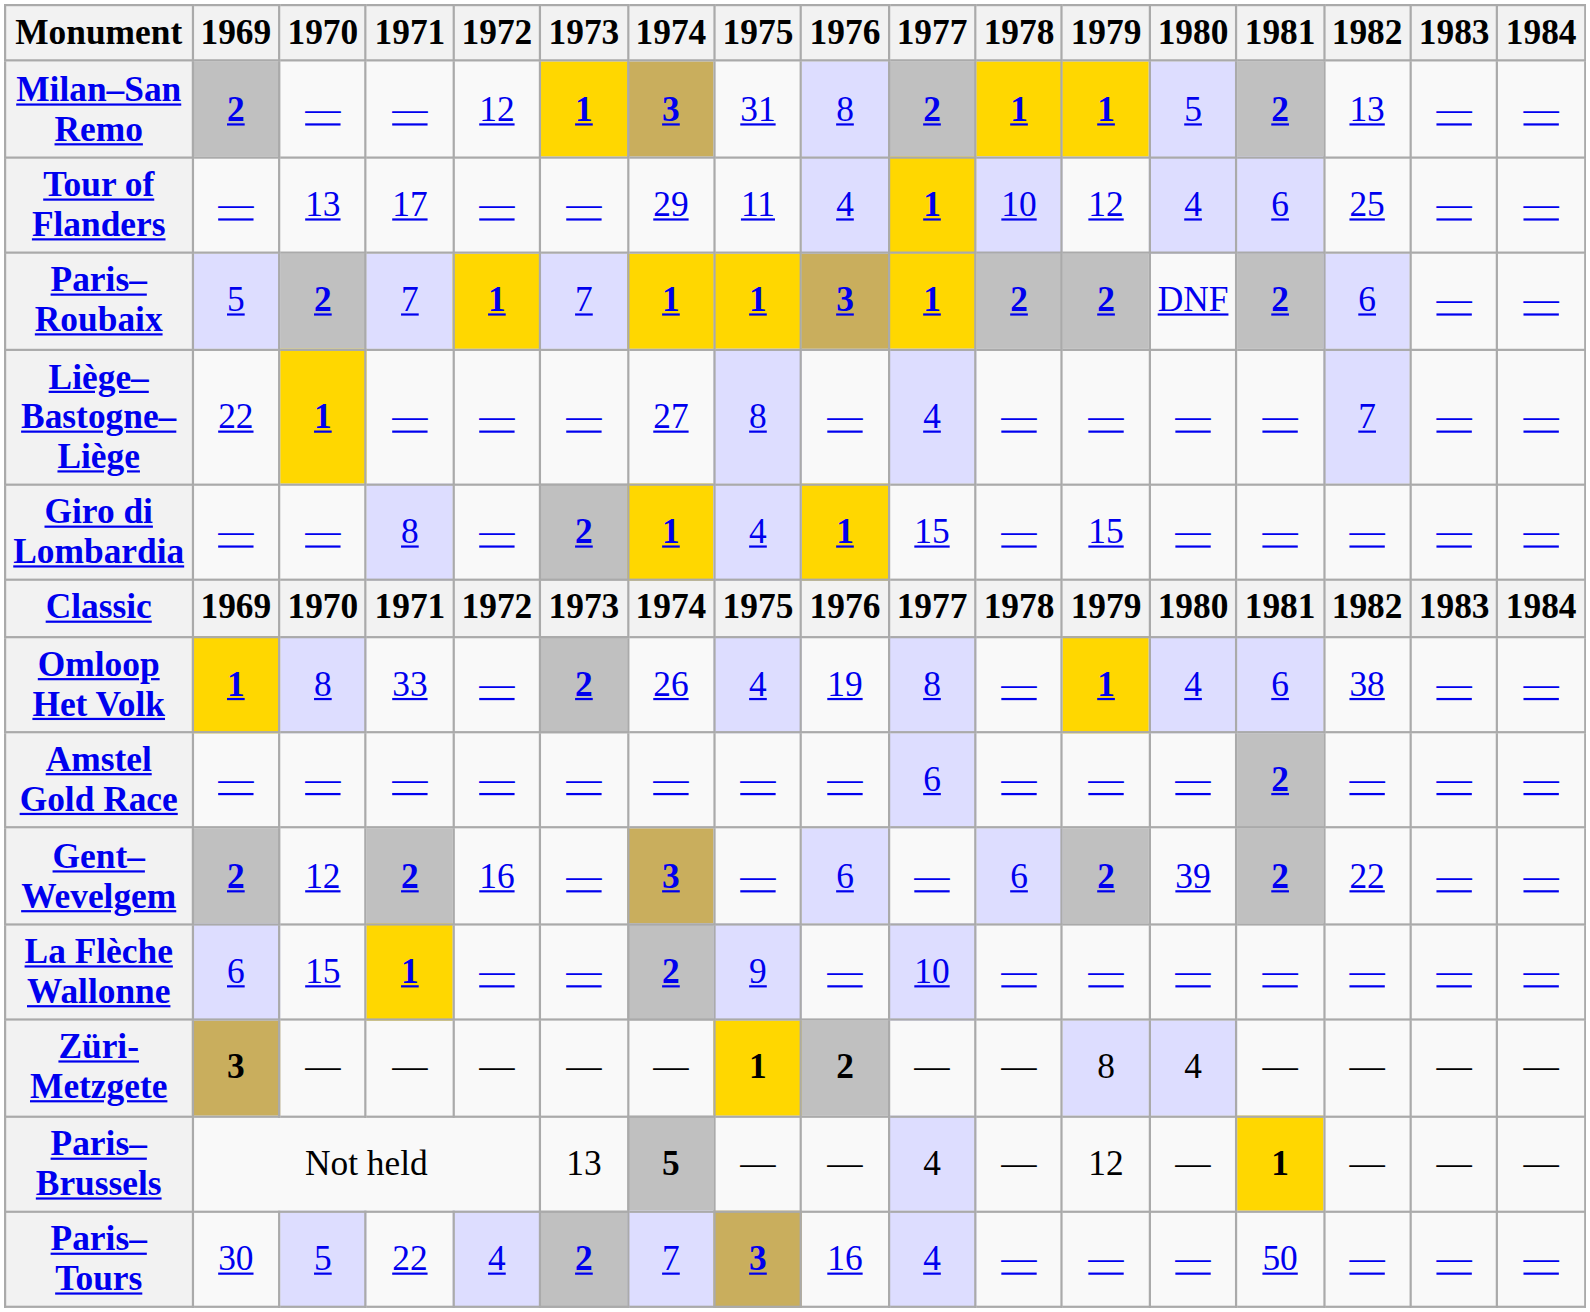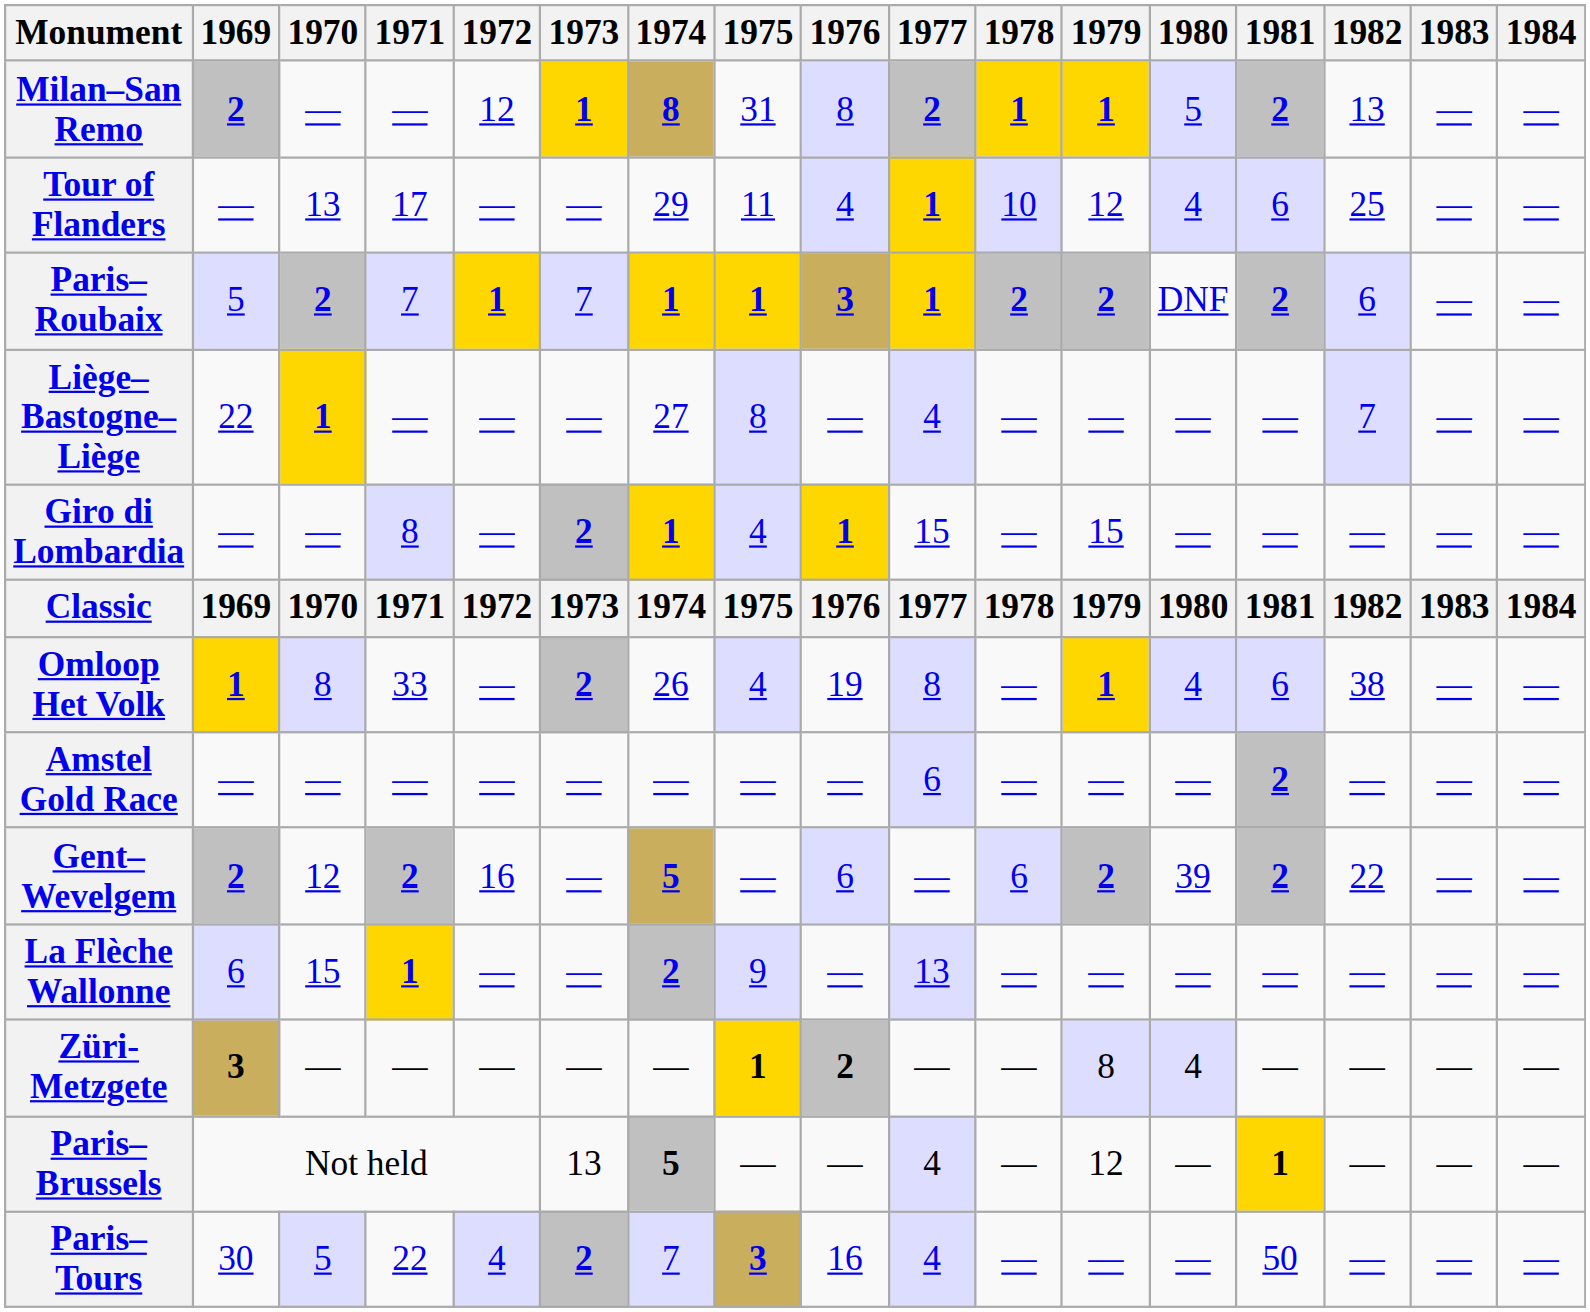(671, 108) 3 -> (671, 108) 8
(671, 875) 3 -> (671, 875) 5
(932, 971) 10 -> (932, 971) 13
